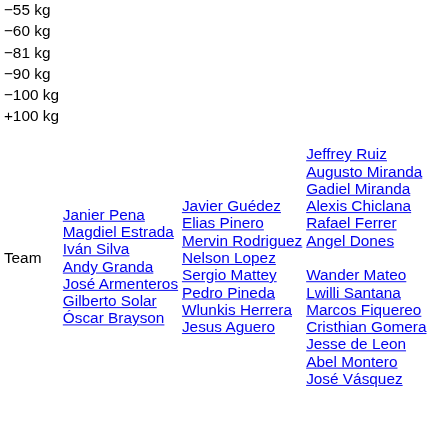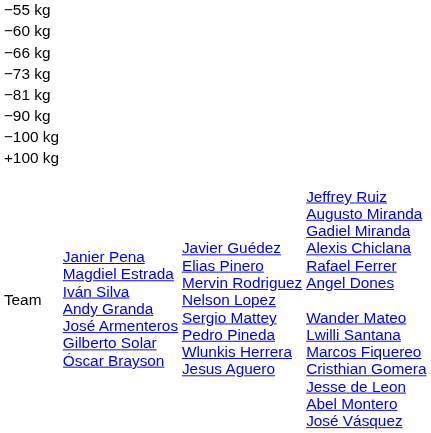+ row: (27, 52)
+ row: (27, 73)
